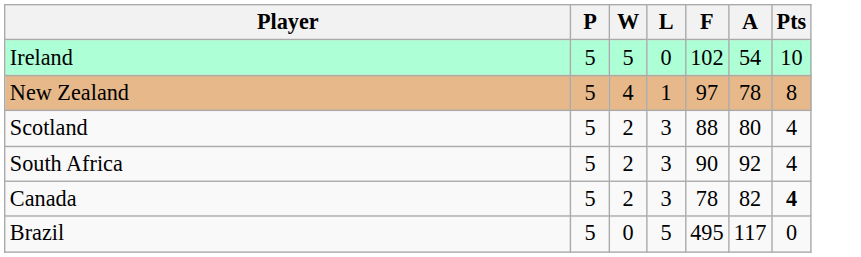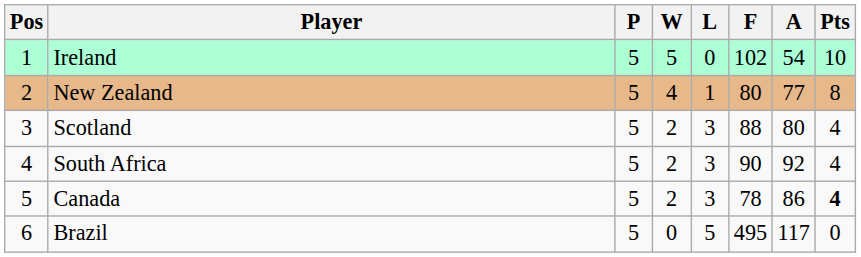+ column: (27, 22)
(707, 92) 97 -> (751, 92) 80
(750, 92) 78 -> (794, 92) 77
(750, 198) 82 -> (794, 198) 86
